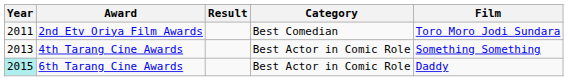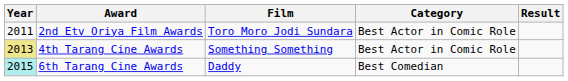columns swapped: (488, 13) <-> (228, 13)
(295, 31) Best Comedian -> (437, 31) Best Actor in Comic Role
(20, 49) no background -> (20, 49) khaki background
(332, 67) Best Actor in Comic Role -> (401, 67) Best Comedian
